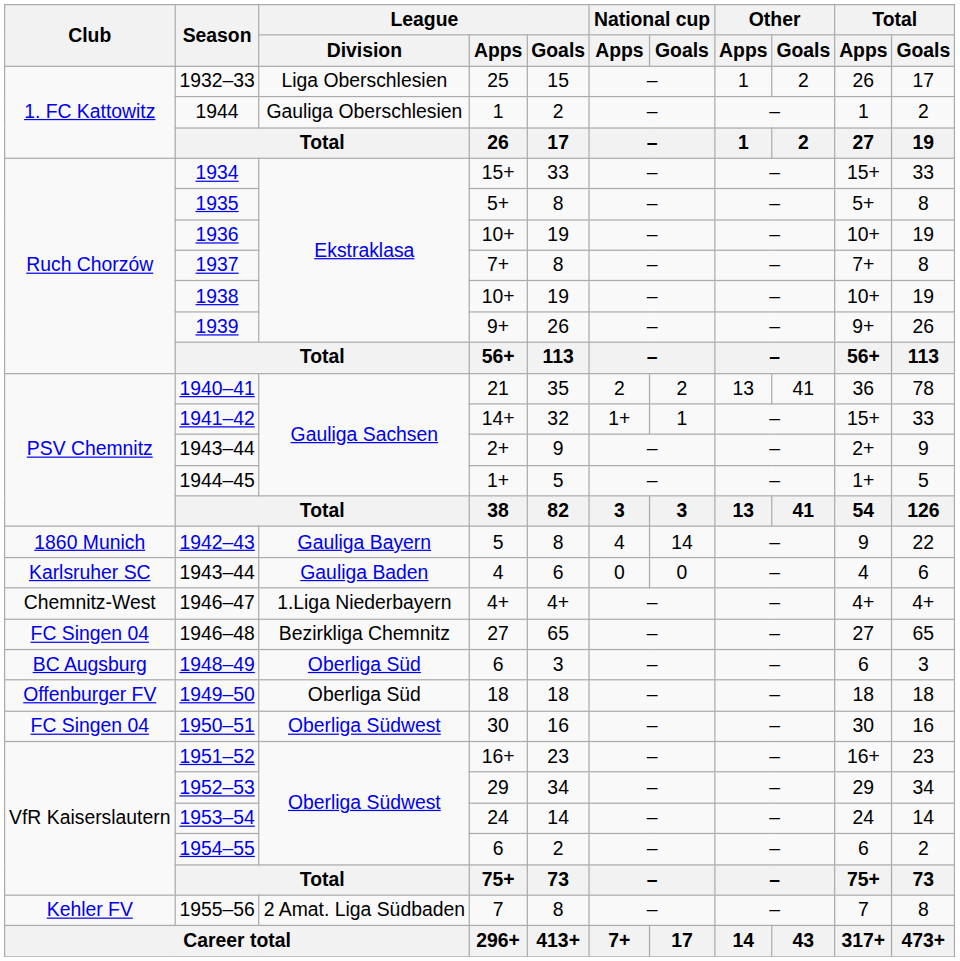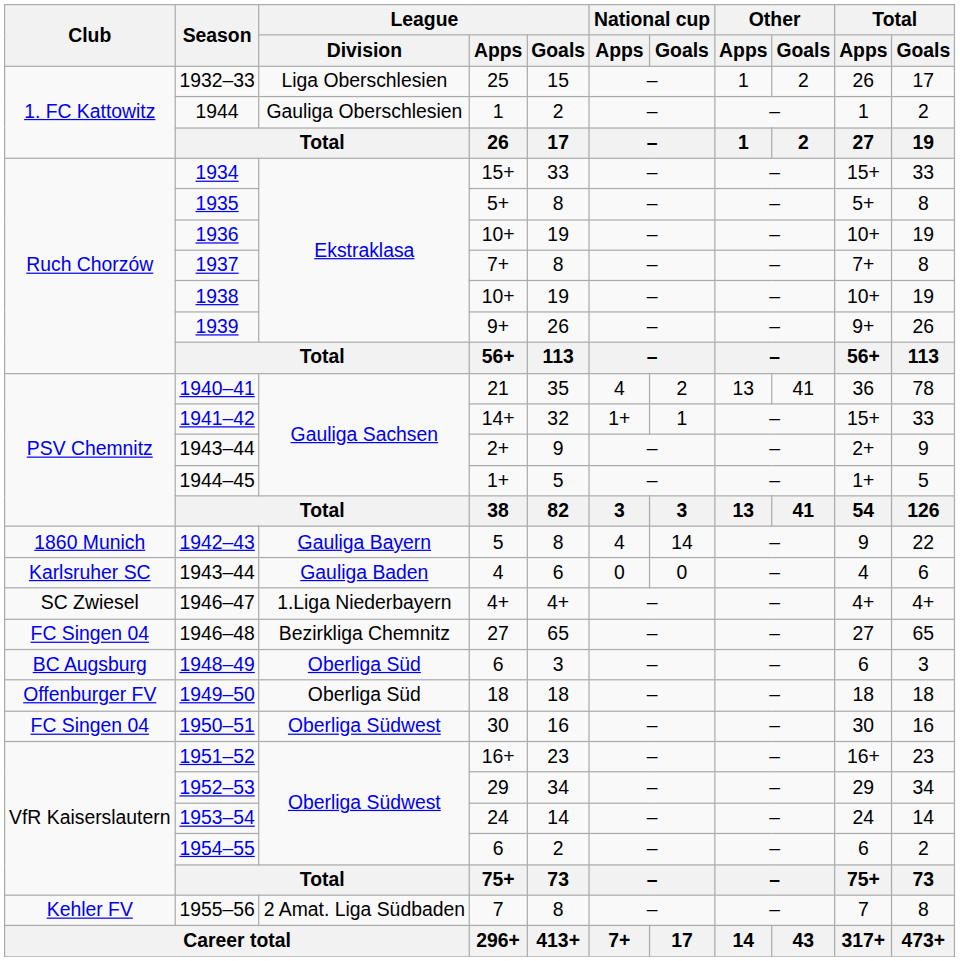(619, 388) 2 -> (619, 388) 4
(90, 603) Chemnitz-West -> (90, 603) SC Zwiesel
